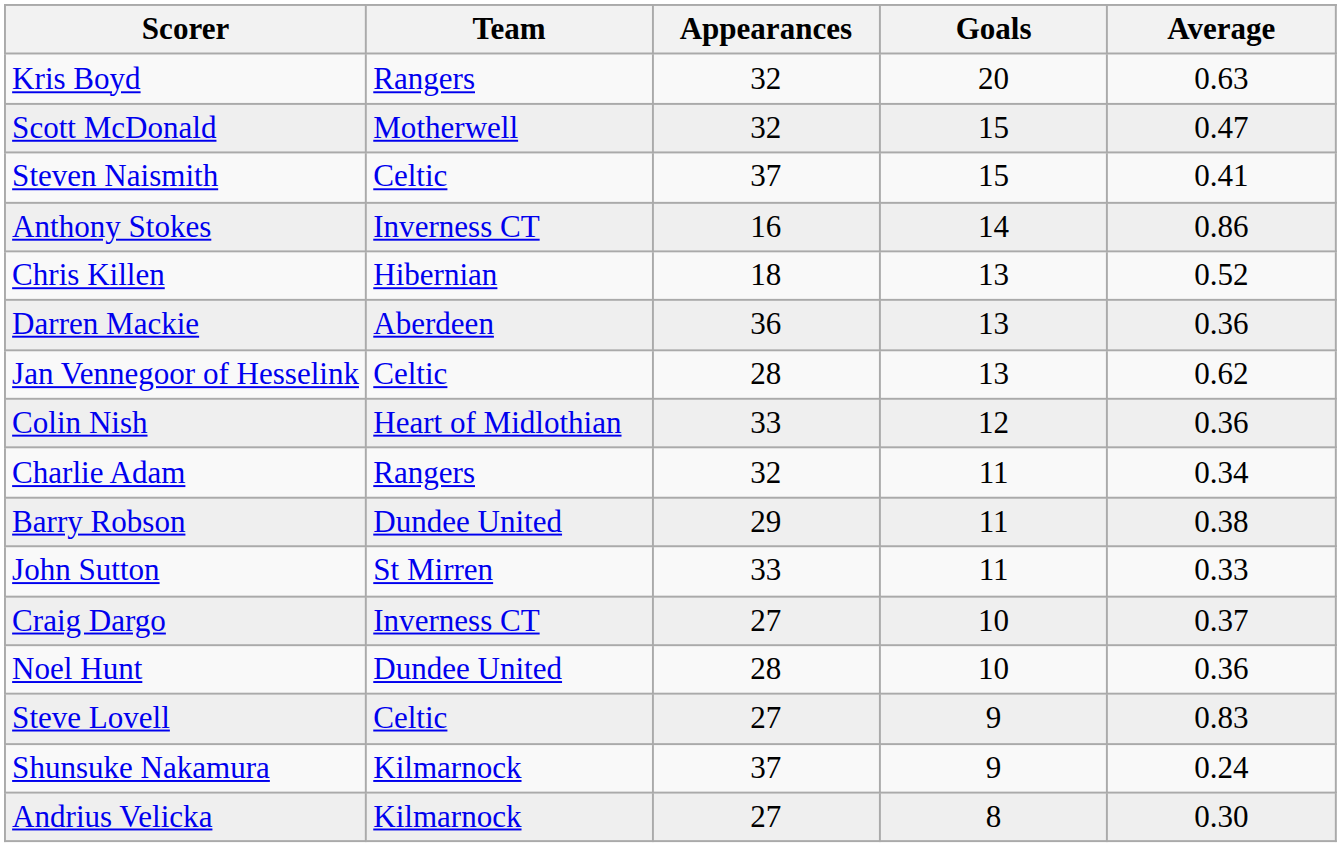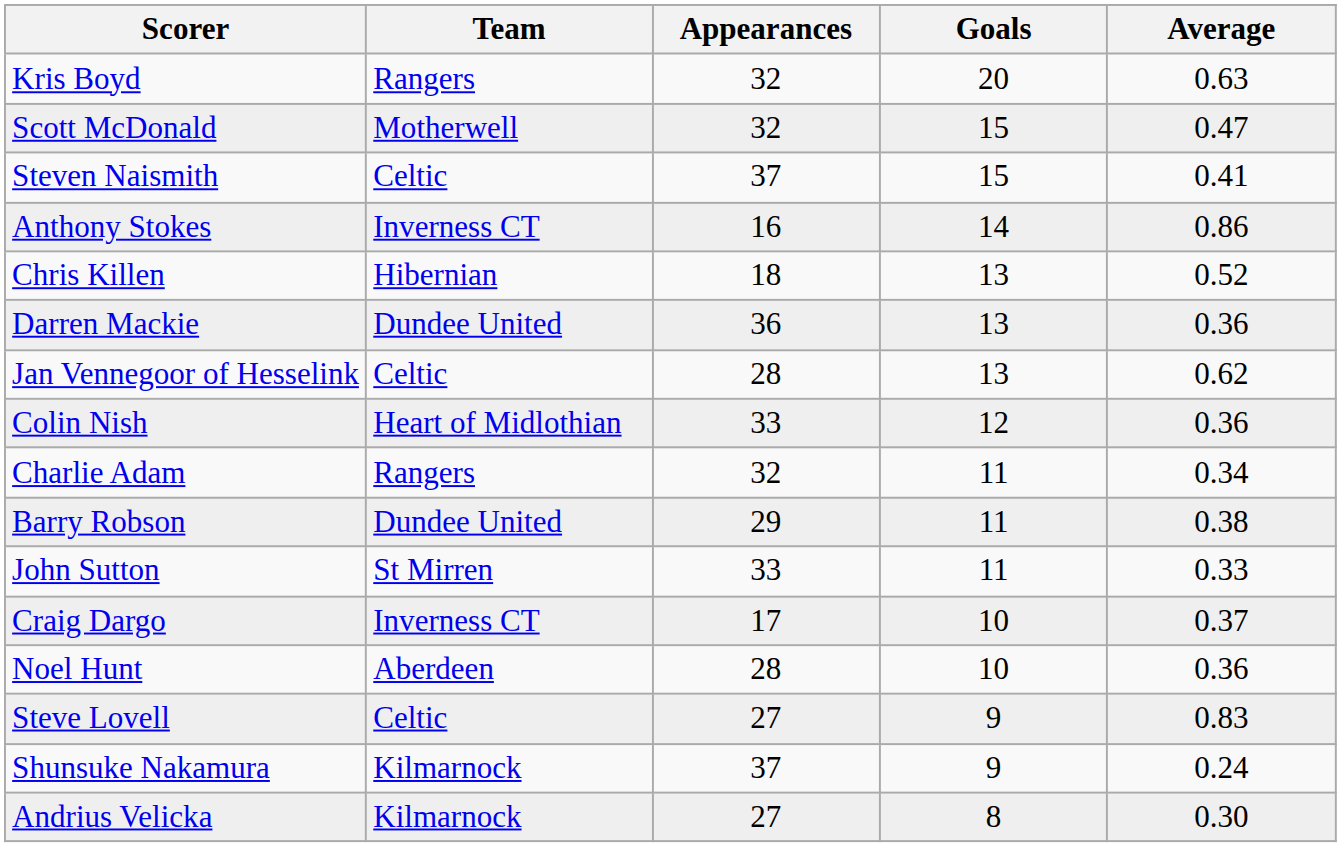(434, 324) Aberdeen -> (468, 324) Dundee United
(766, 619) 27 -> (766, 619) 17
(468, 669) Dundee United -> (434, 669) Aberdeen
